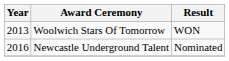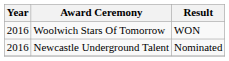(18, 30) 2013 -> (18, 30) 2016
